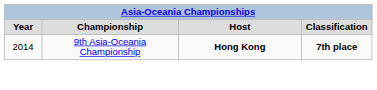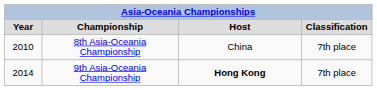+ row: (110, 48)
(337, 48) bold -> (337, 73) normal
